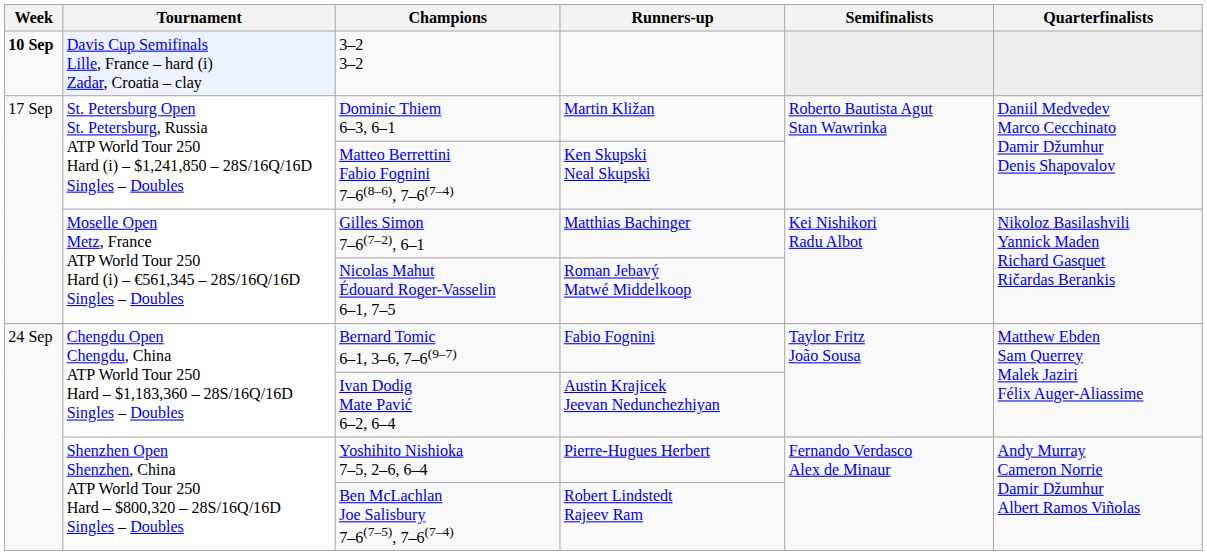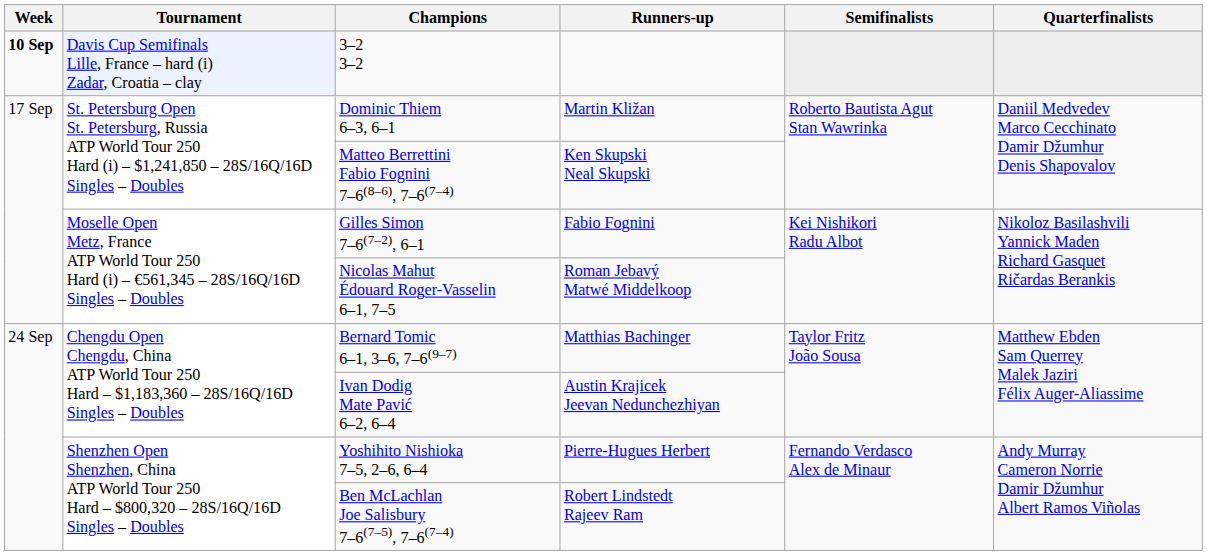(627, 222) Matthias Bachinger -> (609, 222) Fabio Fognini
(609, 336) Fabio Fognini -> (627, 336) Matthias Bachinger
